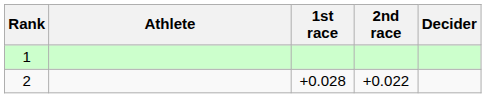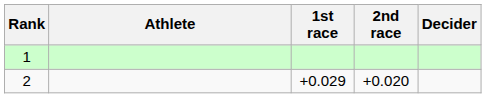(323, 81) +0.028 -> (323, 81) +0.029
(386, 81) +0.022 -> (386, 81) +0.020
